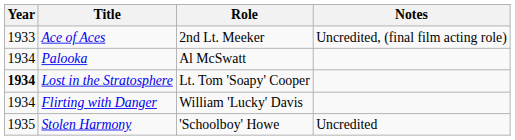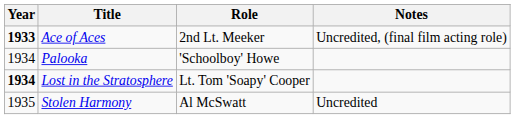(21, 37) normal -> (21, 37) bold
(213, 59) Al McSwatt -> (229, 59) 'Schoolboy' Howe
- row: (99, 102)
(229, 124) 'Schoolboy' Howe -> (213, 102) Al McSwatt
